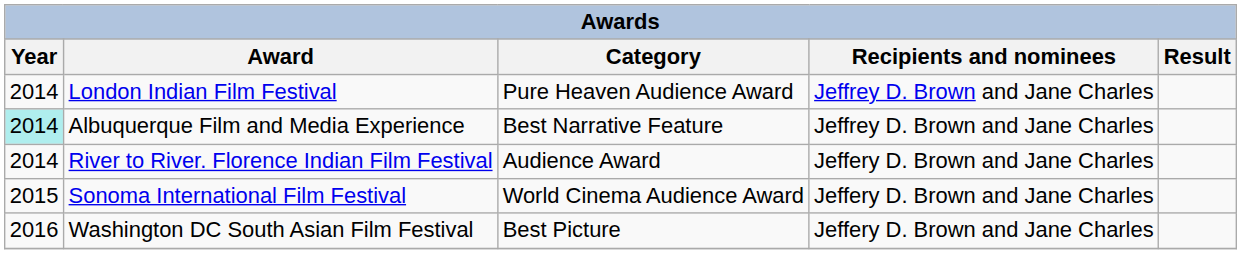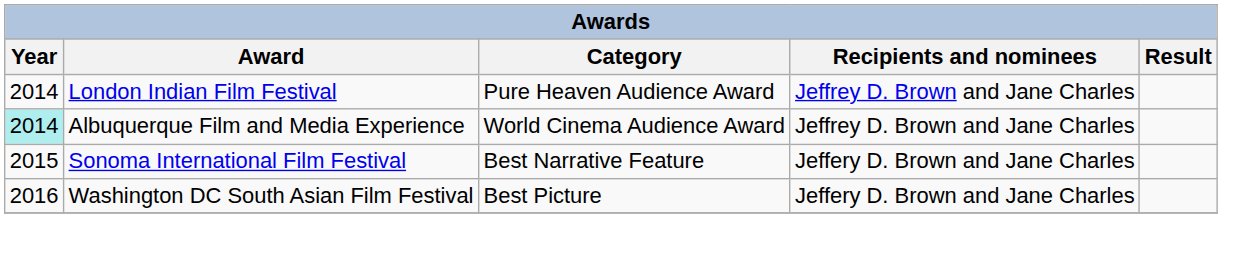(613, 126) Best Narrative Feature -> (634, 126) World Cinema Audience Award
- row: (281, 160)
(653, 195) World Cinema Audience Award -> (594, 160) Best Narrative Feature
